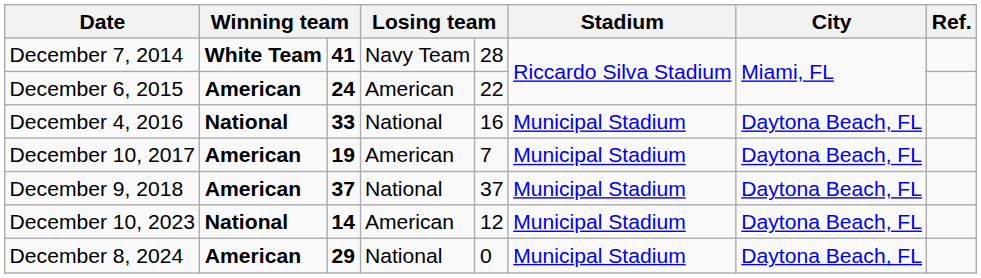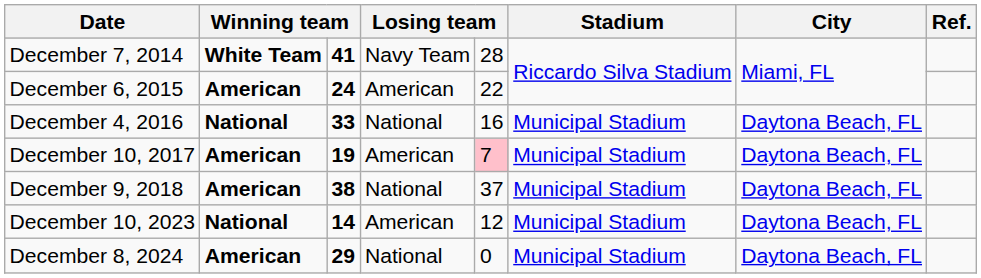(486, 155) no background -> (486, 155) pink background
(343, 189) 37 -> (343, 189) 38
